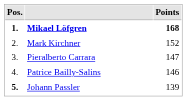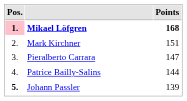(15, 28) no background -> (15, 28) pink background
(173, 42) 152 -> (173, 42) 151
(173, 72) 146 -> (173, 72) 144
